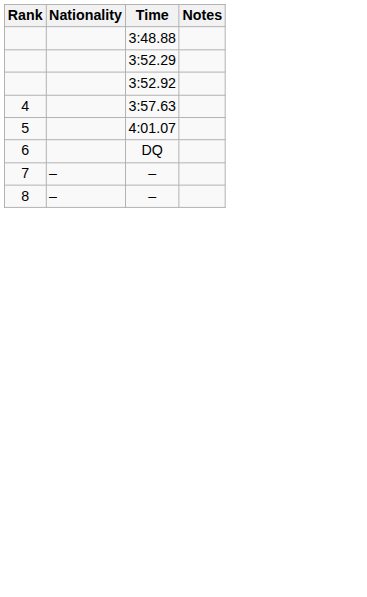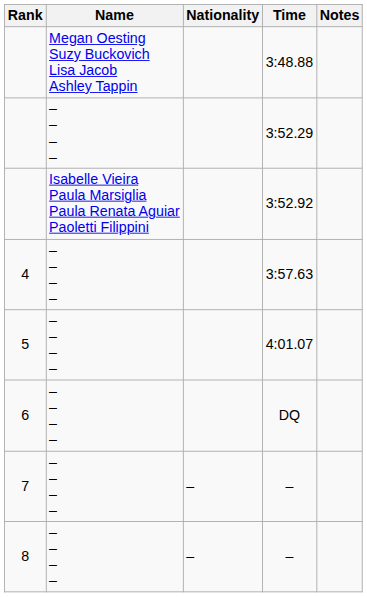+ column: (114, 15)
